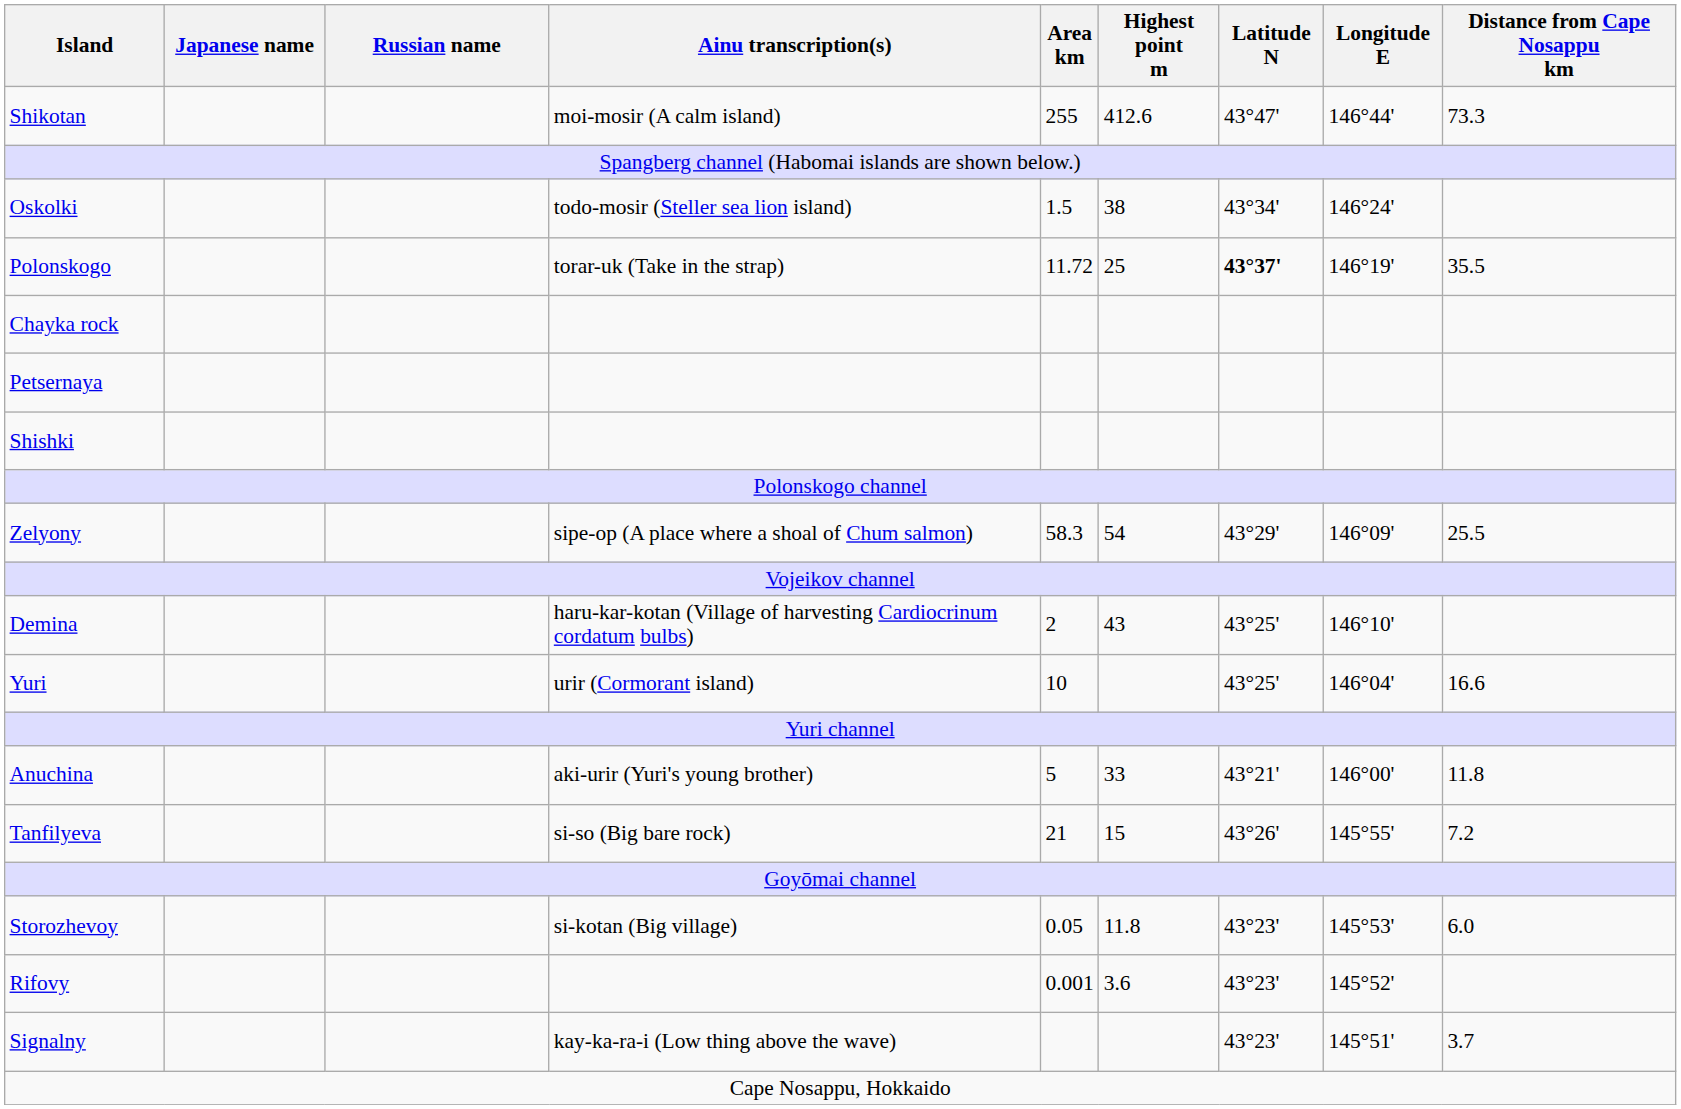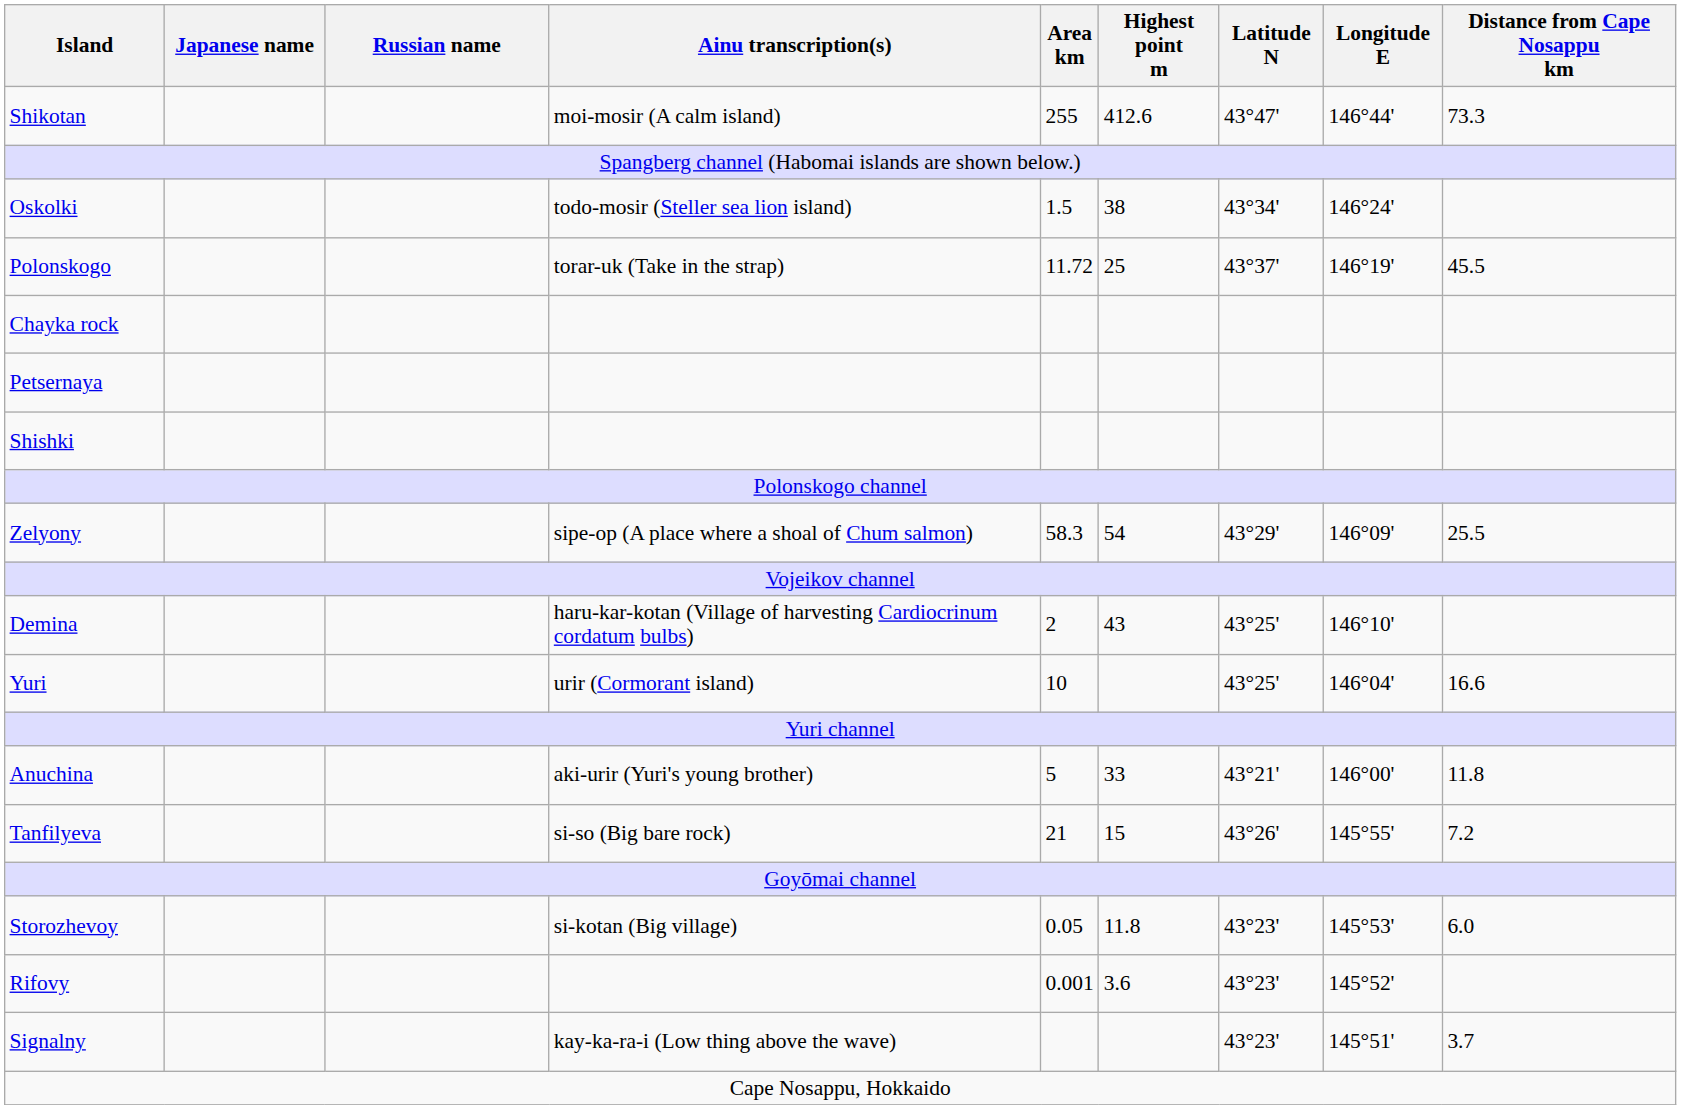(1253, 266) bold -> (1252, 266) normal
(1466, 266) 35.5 -> (1466, 266) 45.5
